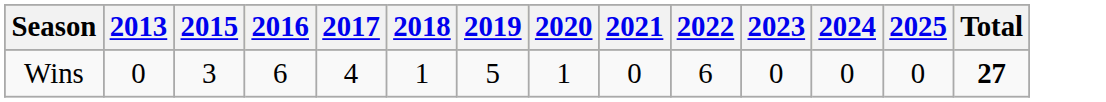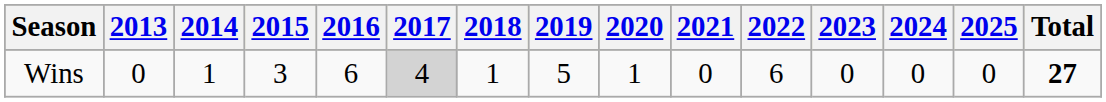+ column: (209, 27)
(351, 73) no background -> (422, 73) lightgrey background
